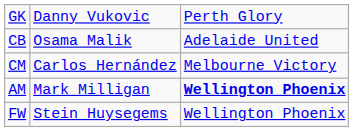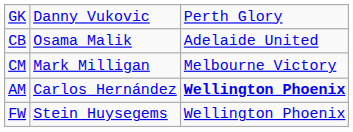(105, 65) Carlos Hernández -> (92, 65) Mark Milligan
(92, 90) Mark Milligan -> (105, 90) Carlos Hernández
